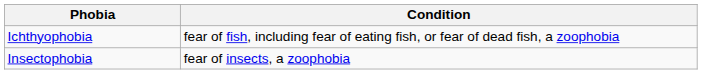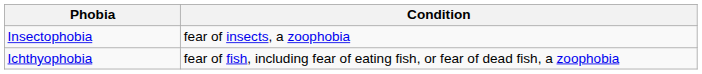rows swapped: (50, 36) <-> (50, 58)
